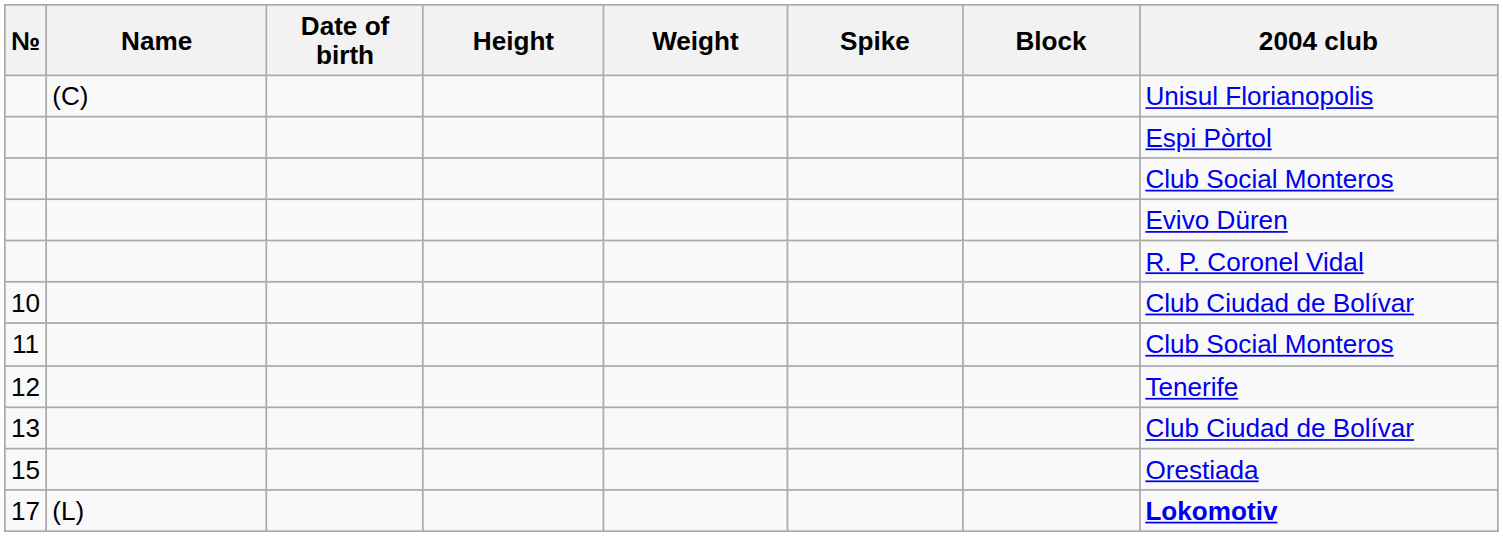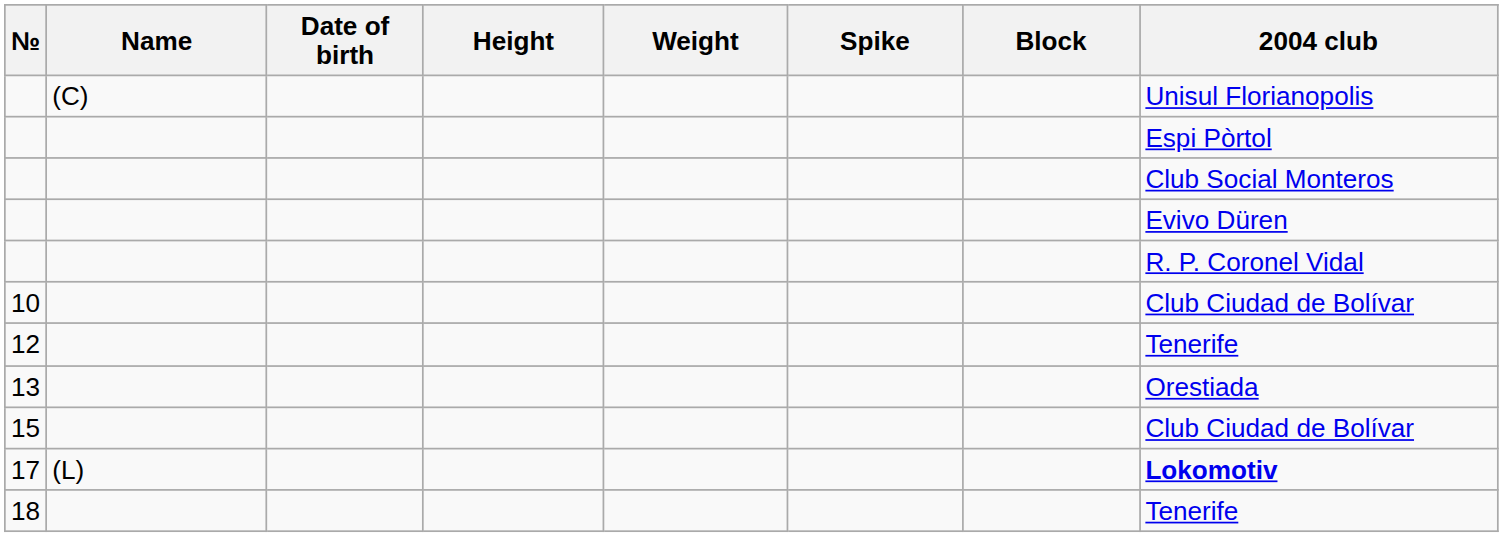- row: (25, 345)
(1280, 427) Club Ciudad de Bolívar -> (1202, 386) Orestiada
(1202, 469) Orestiada -> (1280, 427) Club Ciudad de Bolívar
+ row: (26, 510)
